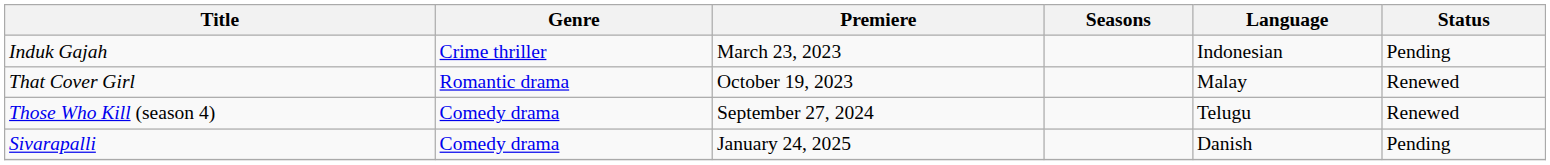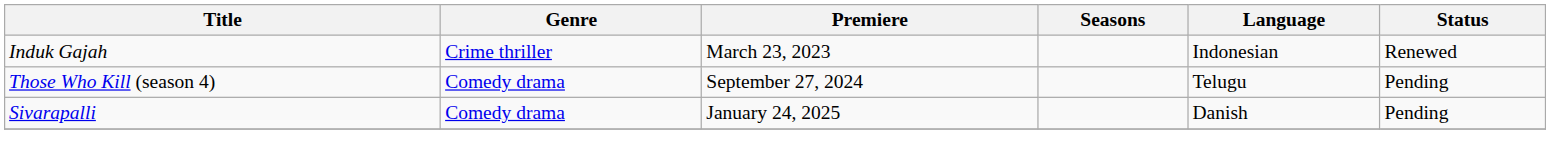(1419, 50) Pending -> (1421, 50) Renewed
- row: (72, 81)
(1423, 112) Renewed -> (1416, 81) Pending
